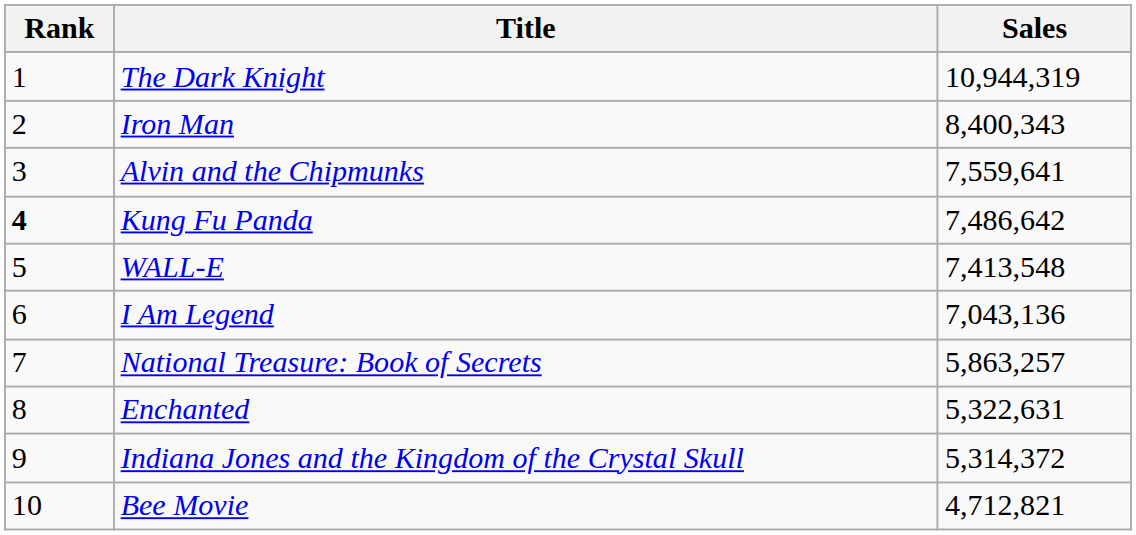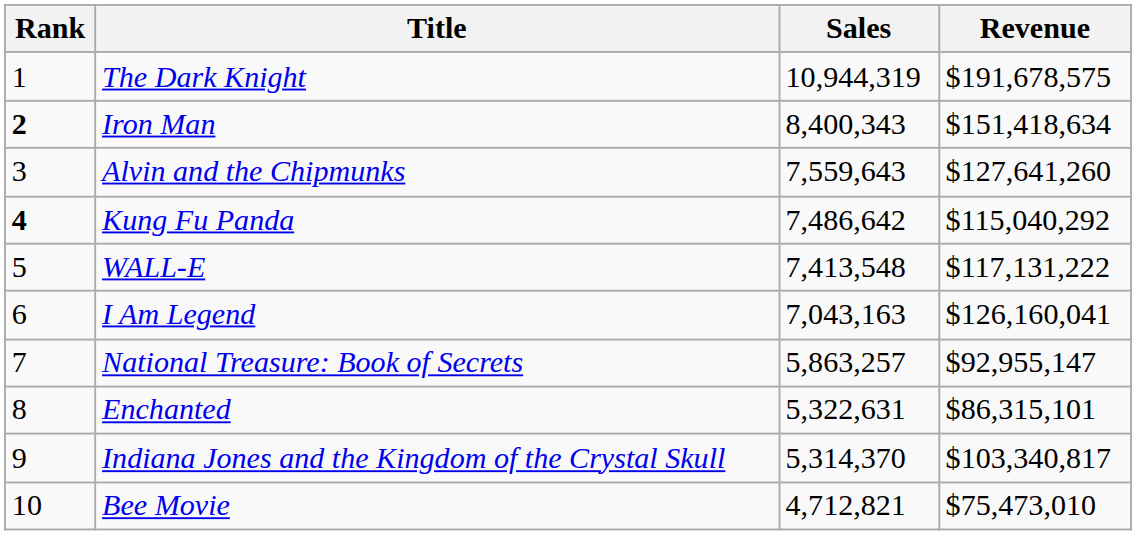+ column: (1035, 28)
(19, 123) normal -> (19, 123) bold
(1005, 171) 7,559,641 -> (846, 171) 7,559,643
(1005, 314) 7,043,136 -> (846, 314) 7,043,163
(1005, 457) 5,314,372 -> (846, 457) 5,314,370
